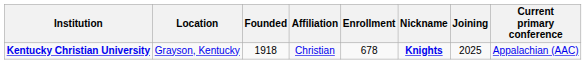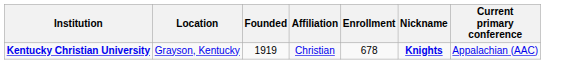- column: (470, 23)
(266, 51) 1918 -> (266, 51) 1919
